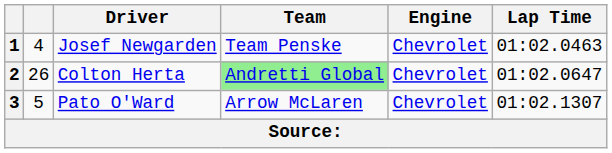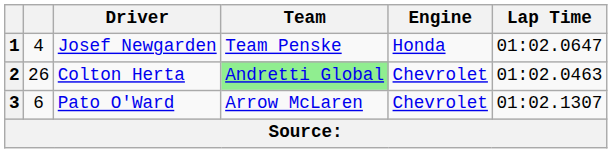(440, 48) Chevrolet -> (419, 48) Honda
(549, 48) 01:02.0463 -> (549, 48) 01:02.0647
(549, 76) 01:02.0647 -> (549, 76) 01:02.0463
(39, 105) 5 -> (39, 105) 6
